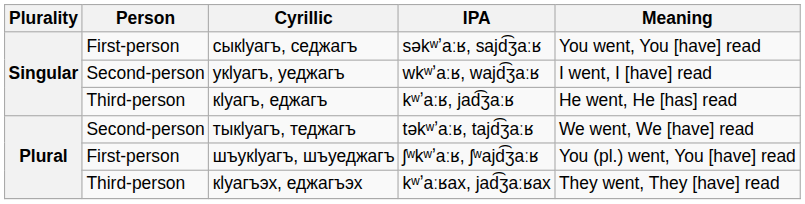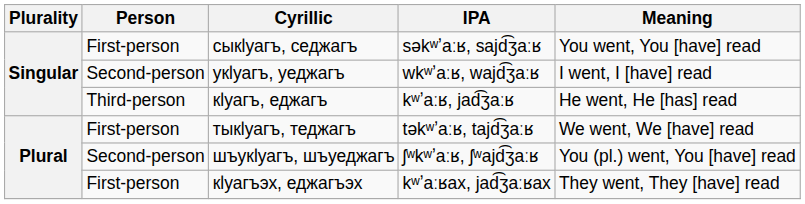(146, 128) Second-person -> (133, 128) First-person
(133, 156) First-person -> (146, 156) Second-person
(136, 184) Third-person -> (133, 184) First-person
